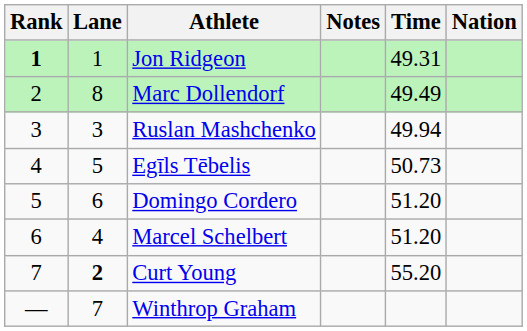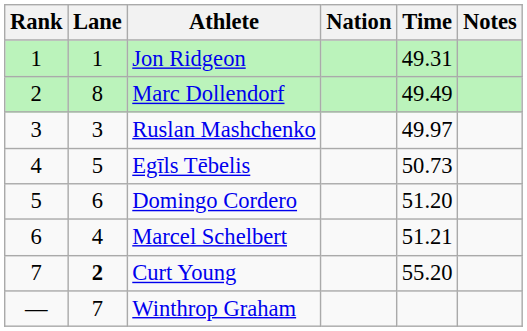columns swapped: (484, 22) <-> (353, 22)
(36, 58) bold -> (36, 58) normal
(416, 129) 49.94 -> (427, 129) 49.97
(416, 237) 51.20 -> (427, 237) 51.21
